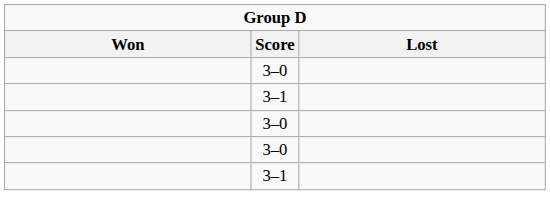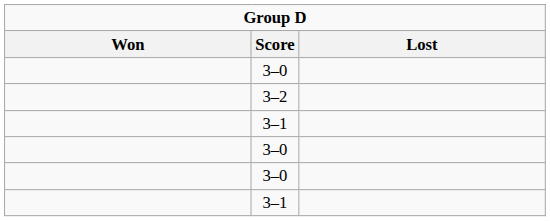+ row: (128, 97)
